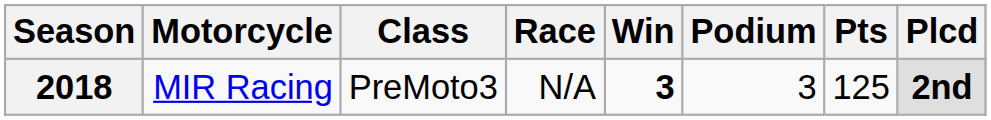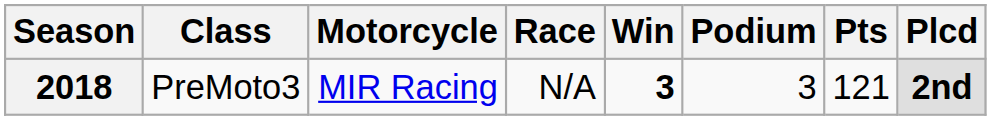columns swapped: (423, 31) <-> (242, 31)
(861, 86) 125 -> (861, 86) 121
